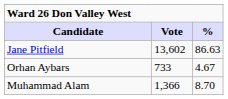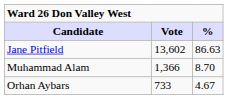rows swapped: (48, 85) <-> (38, 67)
